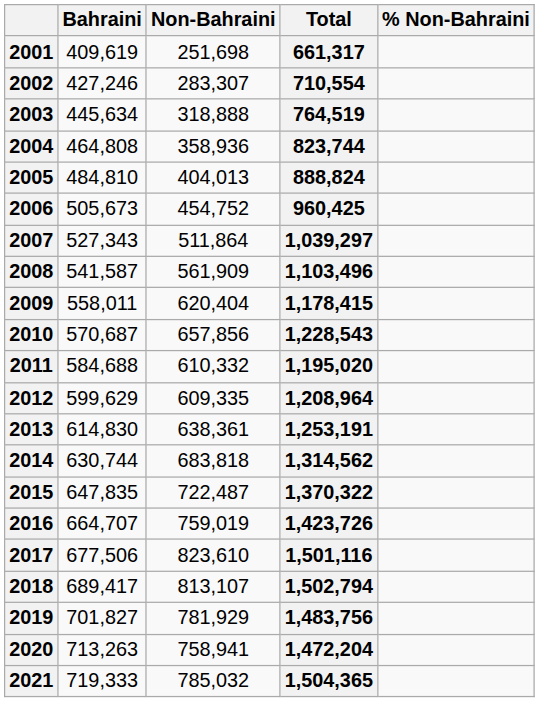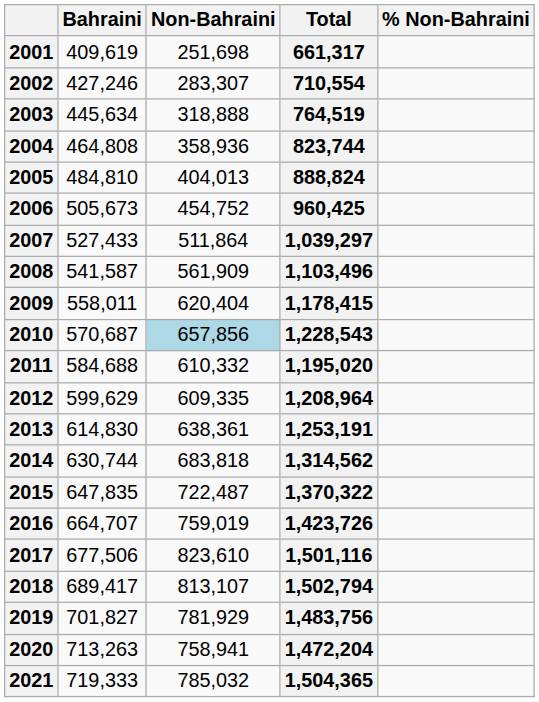(102, 240) 527,343 -> (102, 240) 527,433
(213, 334) no background -> (213, 334) lightblue background
